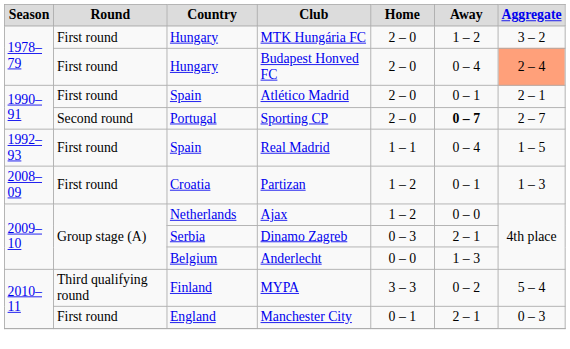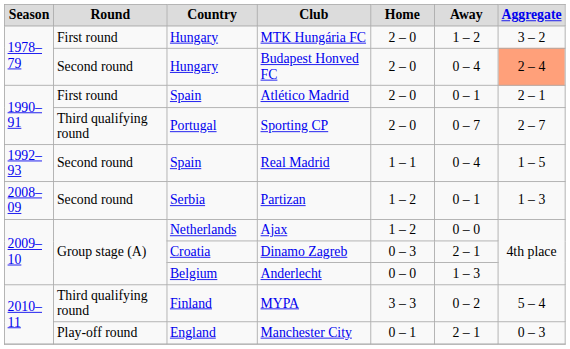(87, 66) First round -> (95, 66) Second round
(95, 118) Second round -> (102, 125) Third qualifying round
(466, 118) bold -> (466, 125) normal
(87, 147) First round -> (95, 163) Second round
(87, 185) First round -> (95, 200) Second round
(190, 185) Croatia -> (188, 200) Serbia
(188, 236) Serbia -> (190, 251) Croatia
(87, 317) First round -> (97, 332) Play-off round
